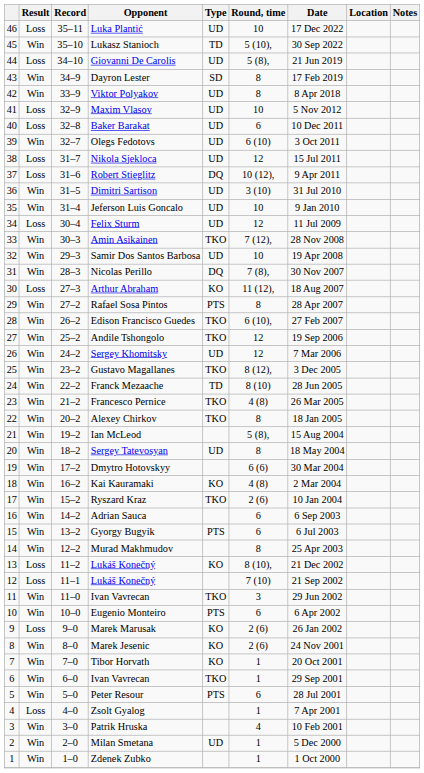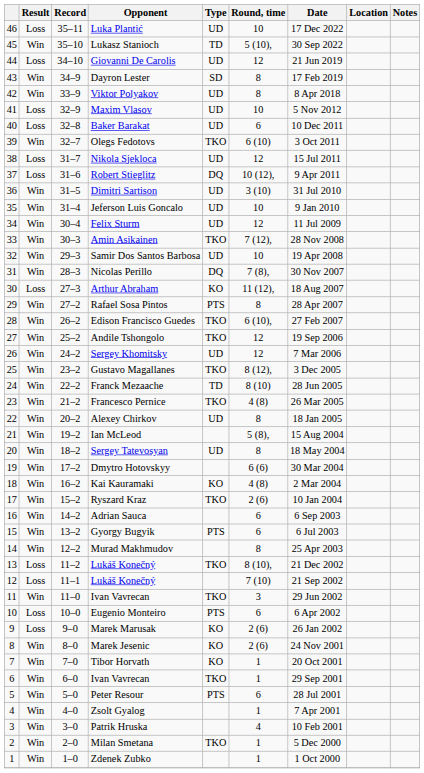(258, 61) 5 (8), -> (258, 61) 12
(216, 142) UD -> (216, 142) TKO
(36, 223) Loss -> (36, 223) Win
(216, 418) TKO -> (216, 418) UD
(216, 564) KO -> (216, 564) TKO
(36, 613) Win -> (36, 613) Loss
(36, 710) Loss -> (36, 710) Win
(216, 743) UD -> (216, 743) TKO
